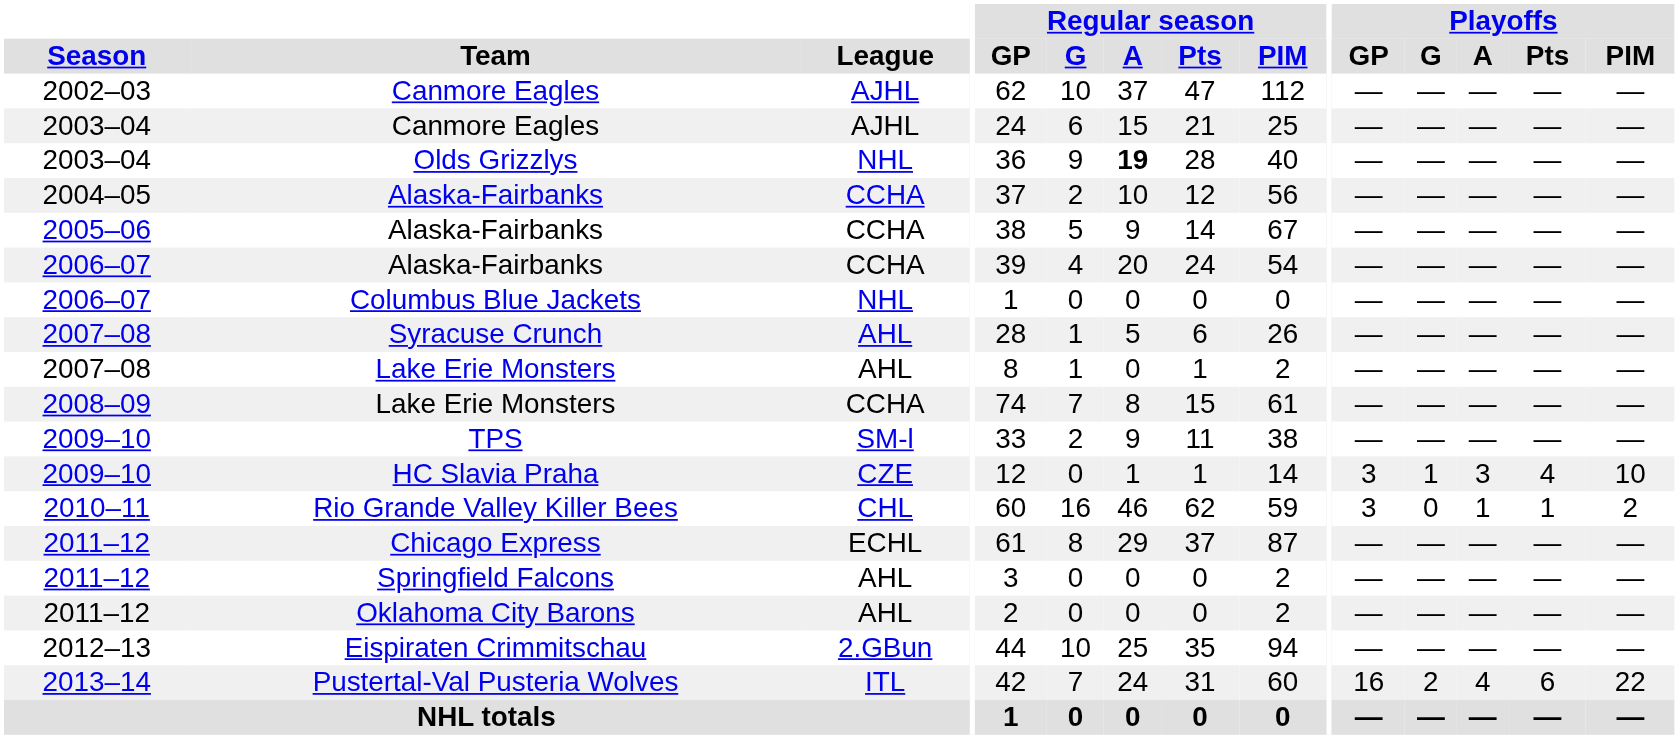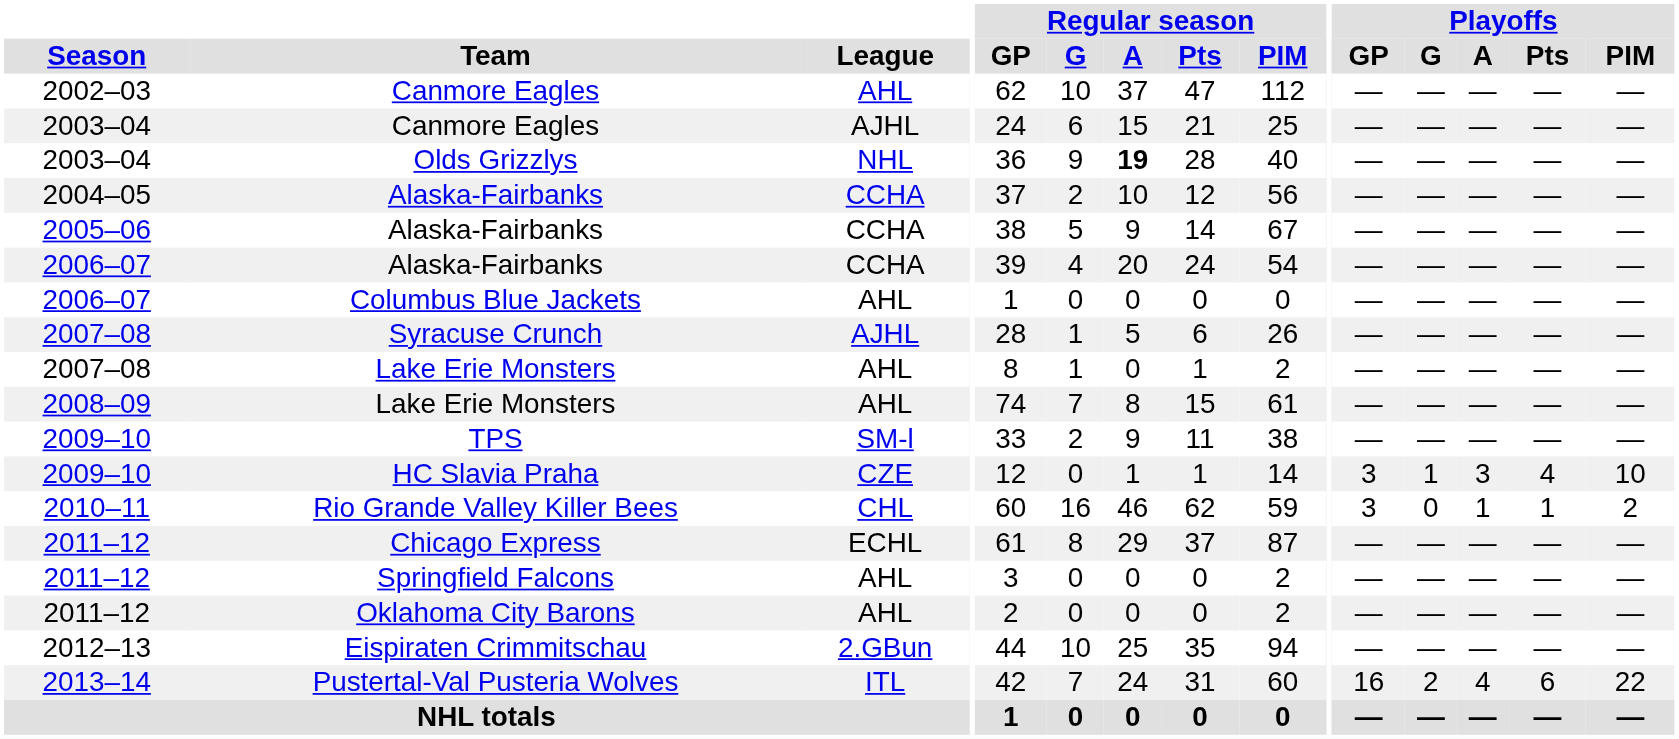(885, 90) AJHL -> (885, 90) AHL
(885, 299) NHL -> (885, 299) AHL
(885, 334) AHL -> (885, 334) AJHL
(885, 403) CCHA -> (885, 403) AHL
